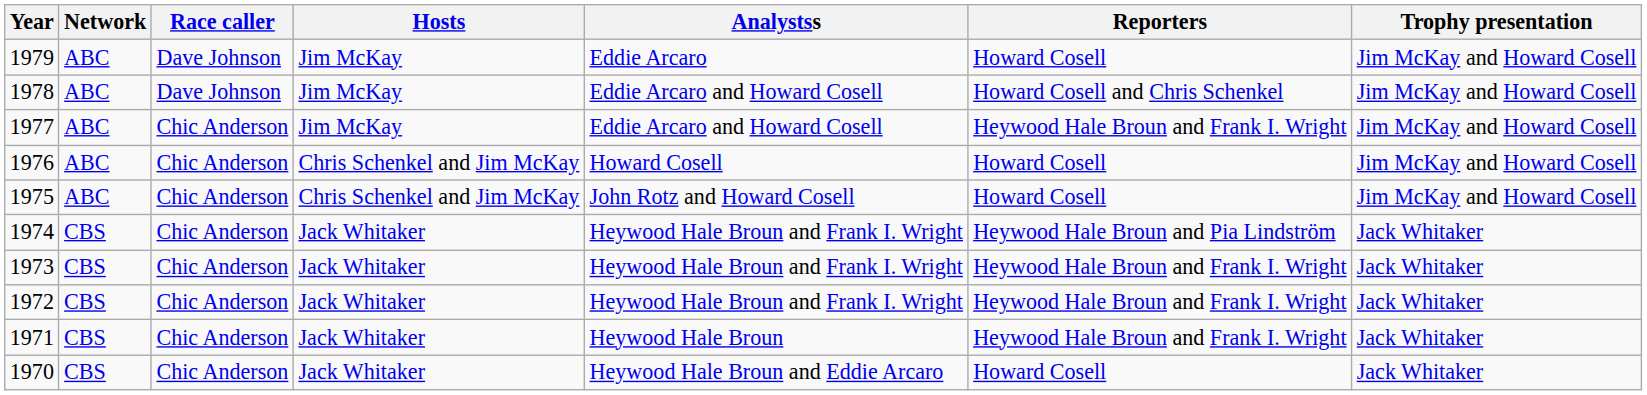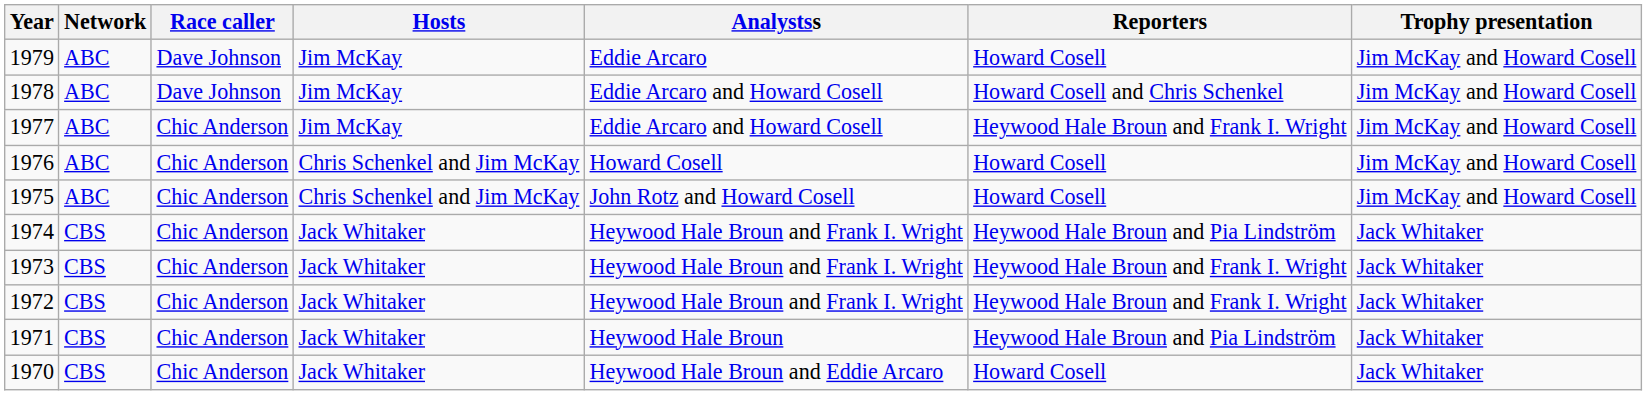(1160, 337) Heywood Hale Broun and Frank I. Wright -> (1154, 337) Heywood Hale Broun and Pia Lindström
